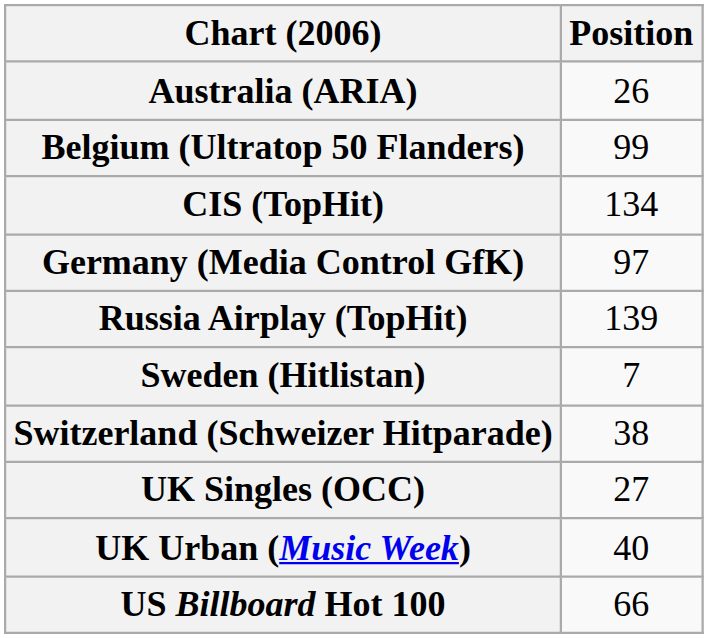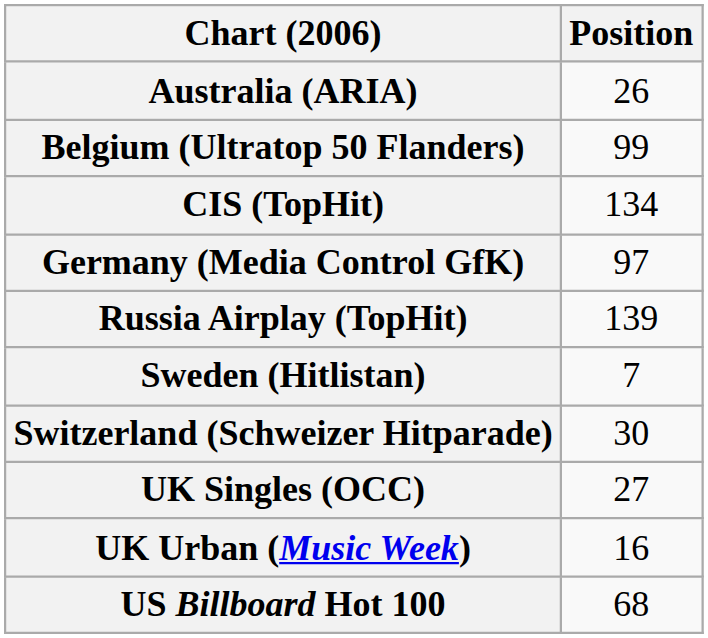(631, 432) 38 -> (631, 432) 30
(631, 546) 40 -> (631, 546) 16
(631, 603) 66 -> (631, 603) 68
